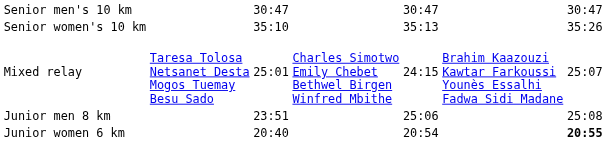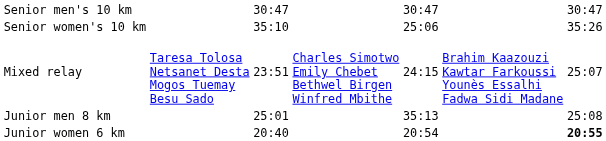(421, 27) 35:13 -> (421, 27) 25:06
(271, 71) 25:01 -> (271, 71) 23:51
(271, 116) 23:51 -> (271, 116) 25:01
(421, 116) 25:06 -> (421, 116) 35:13
